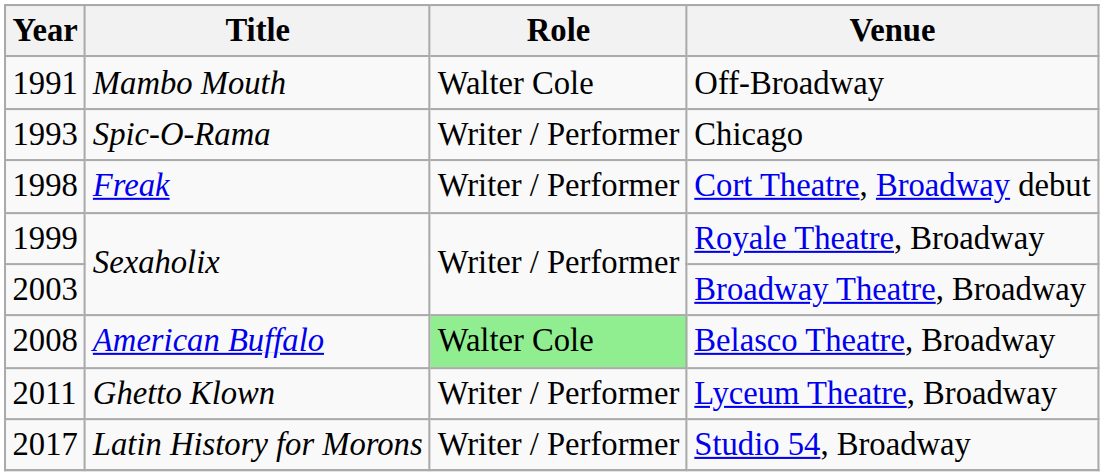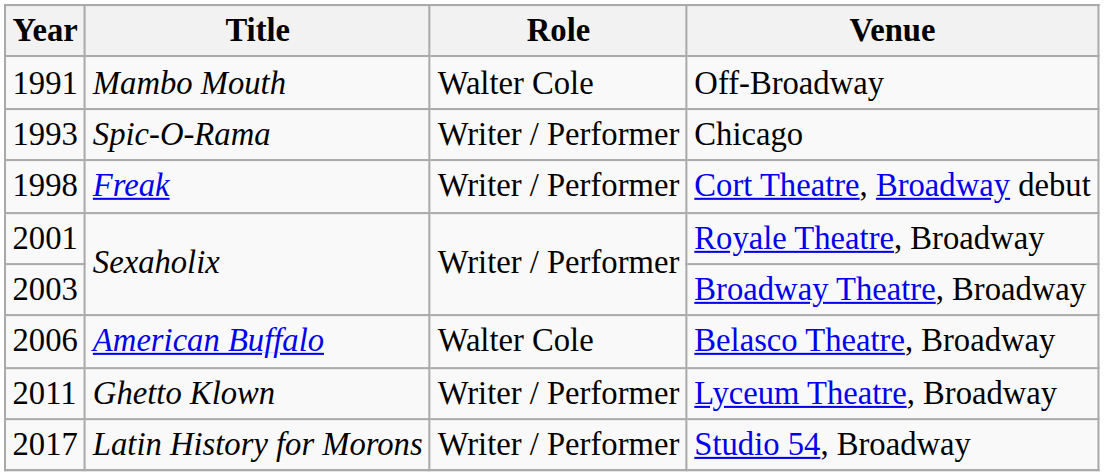(45, 237) 1999 -> (45, 237) 2001
(45, 340) 2008 -> (45, 340) 2006
(516, 340) lightgreen background -> (516, 340) no background
